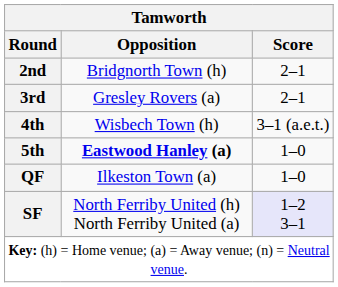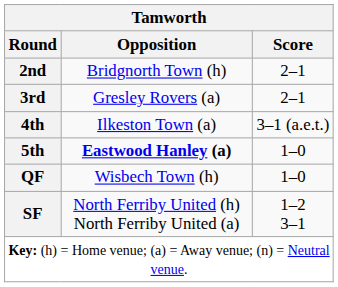(157, 124) Wisbech Town (h) -> (157, 124) Ilkeston Town (a)
(157, 177) Ilkeston Town (a) -> (157, 177) Wisbech Town (h)
(293, 213) lavender background -> (293, 213) no background
